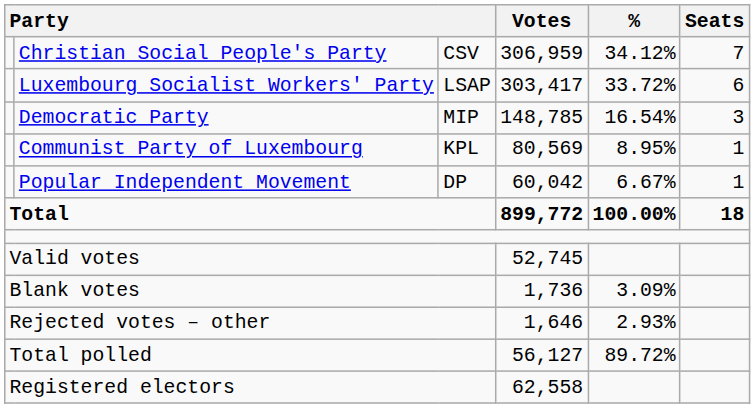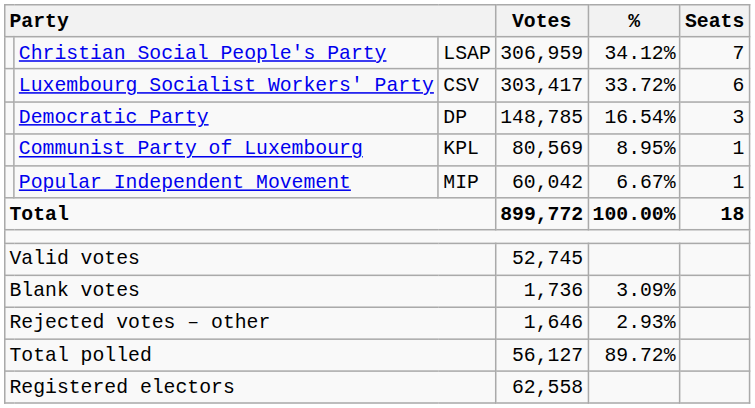(461, 53) CSV -> (467, 53) LSAP
(467, 85) LSAP -> (461, 85) CSV
(461, 117) MIP -> (455, 117) DP
(455, 182) DP -> (461, 182) MIP
